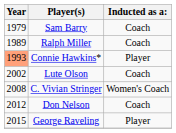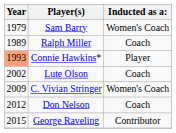(138, 27) Coach -> (138, 27) Women's Coach
(16, 89) 2008 -> (16, 89) 2009
(138, 120) Player -> (138, 120) Contributor
